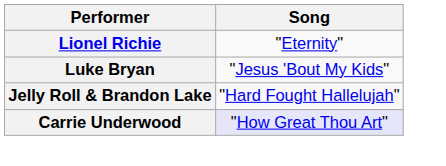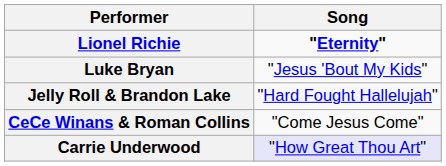(309, 43) normal -> (348, 43) bold
+ row: (129, 122)
